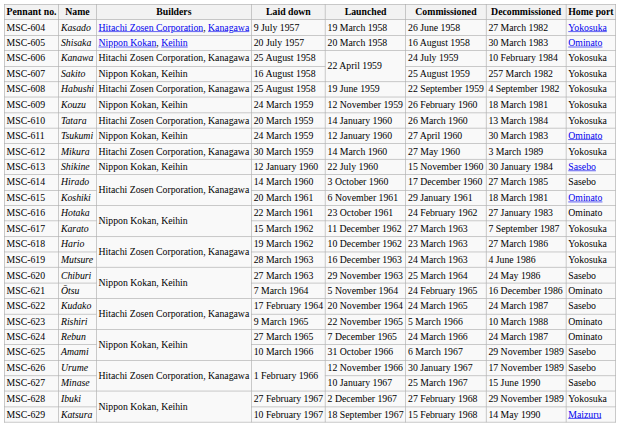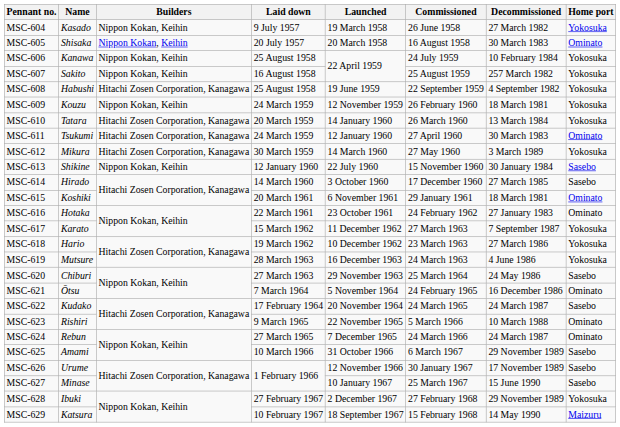(174, 27) Hitachi Zosen Corporation, Kanagawa -> (143, 27) Nippon Kokan, Keihin
(174, 58) Hitachi Zosen Corporation, Kanagawa -> (143, 58) Nippon Kokan, Keihin
(143, 136) Nippon Kokan, Keihin -> (174, 136) Hitachi Zosen Corporation, Kanagawa
